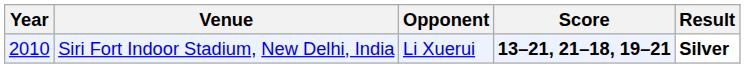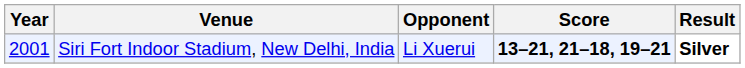(29, 48) 2010 -> (29, 48) 2001
